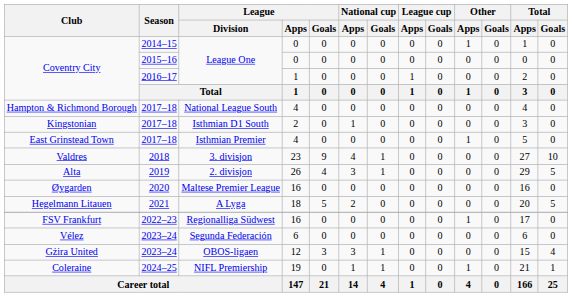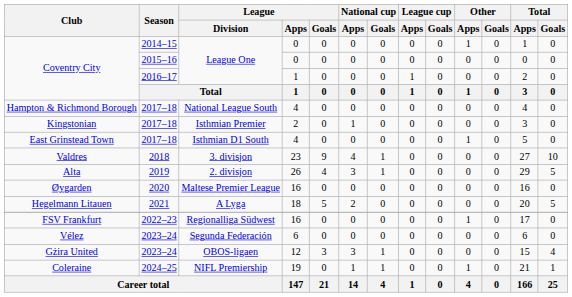(231, 124) Isthmian D1 South -> (231, 124) Isthmian Premier
(231, 140) Isthmian Premier -> (231, 140) Isthmian D1 South
